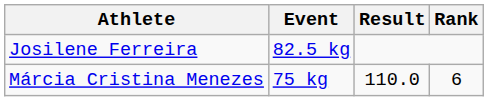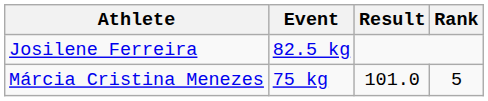(392, 80) 110.0 -> (392, 80) 101.0
(456, 80) 6 -> (456, 80) 5
